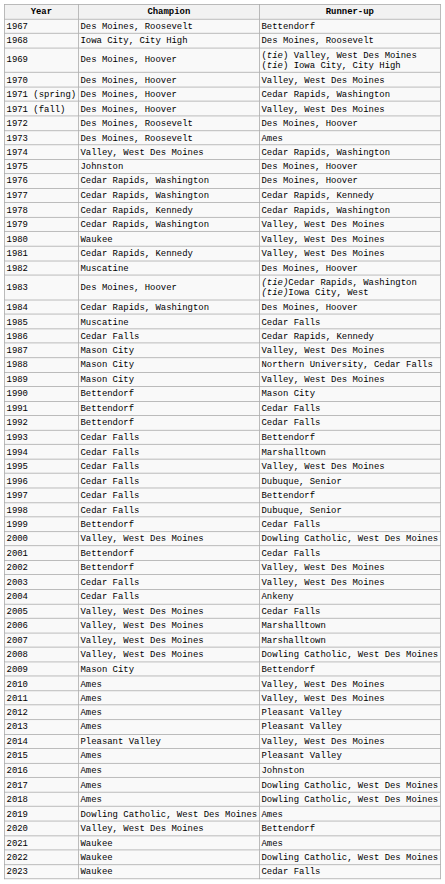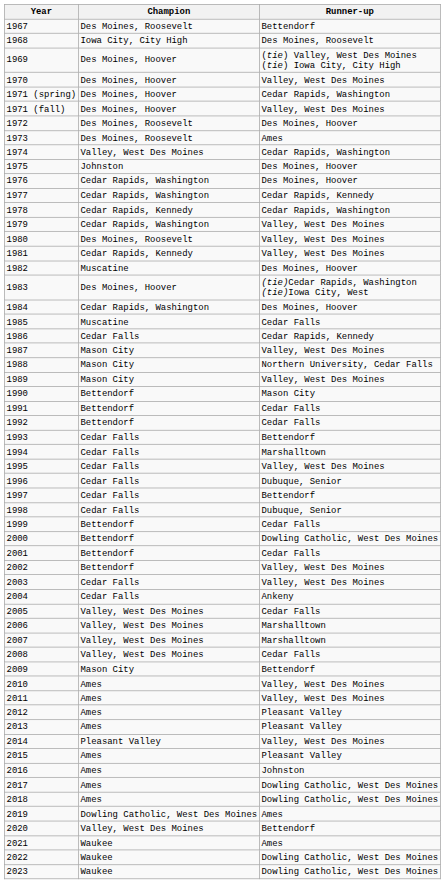(97, 239) Waukee -> (137, 239) Des Moines, Roosevelt
(142, 539) Valley, West Des Moines -> (107, 539) Bettendorf
(350, 655) Dowling Catholic, West Des Moines -> (291, 655) Cedar Falls
(291, 872) Cedar Falls -> (350, 872) Dowling Catholic, West Des Moines
